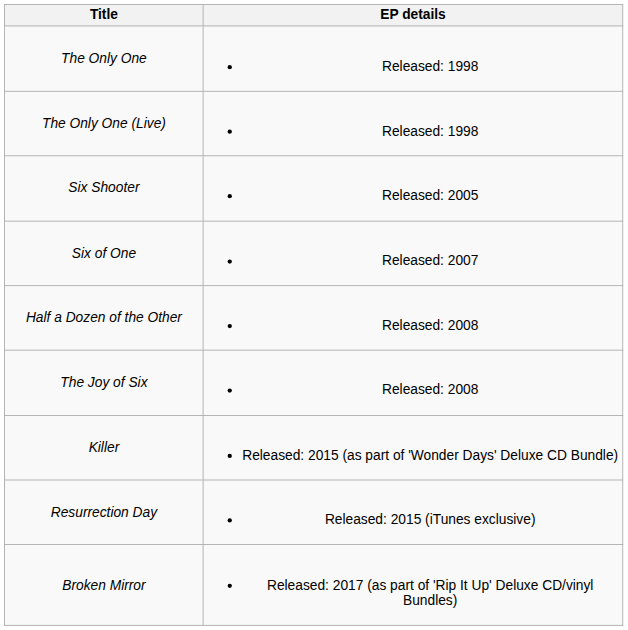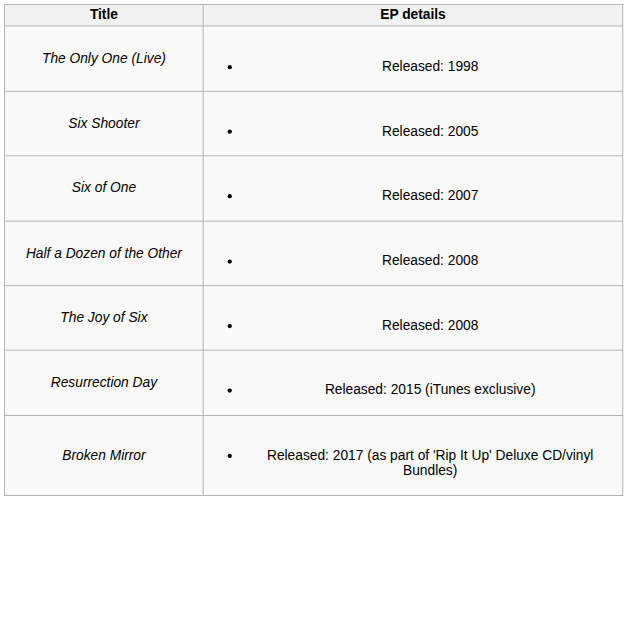- row: (104, 58)
- row: (104, 447)
